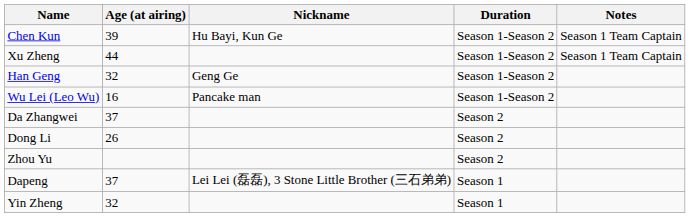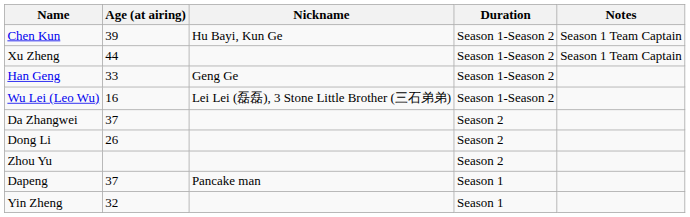(112, 76) 32 -> (112, 76) 33
(226, 96) Pancake man -> (321, 97) Lei Lei (磊磊), 3 Stone Little Brother (三石弟弟)
(321, 180) Lei Lei (磊磊), 3 Stone Little Brother (三石弟弟) -> (226, 181) Pancake man
